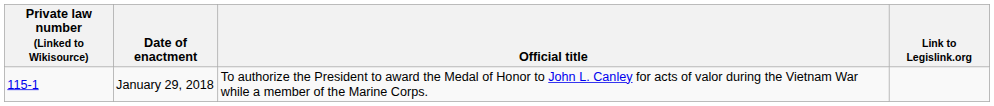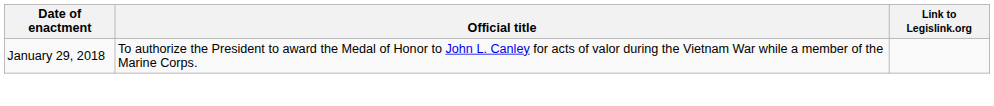- column: (59, 35)
